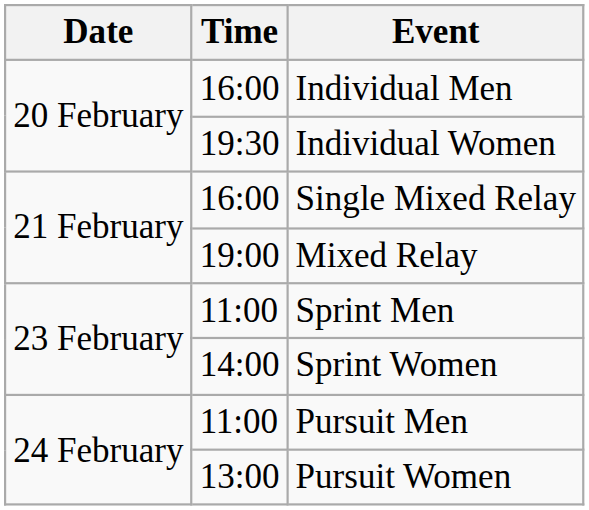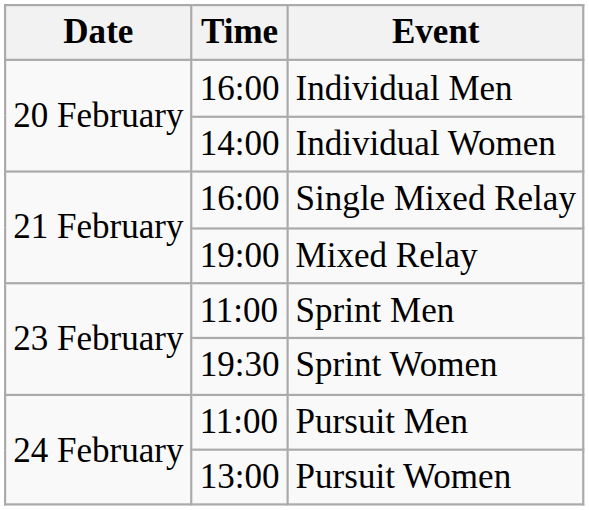(240, 143) 19:30 -> (240, 143) 14:00
(240, 365) 14:00 -> (240, 365) 19:30
